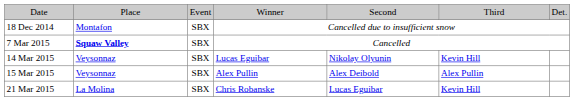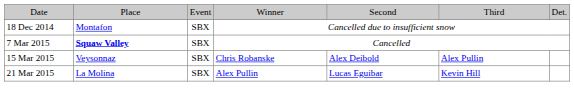- row: (30, 58)
(237, 73) Alex Pullin -> (245, 58) Chris Robanske
(245, 88) Chris Robanske -> (237, 73) Alex Pullin
